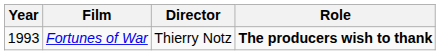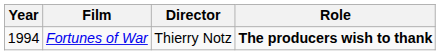(24, 38) 1993 -> (24, 38) 1994
